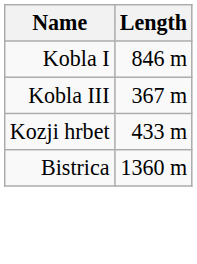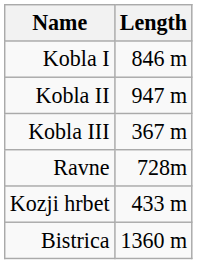+ row: (73, 95)
+ row: (81, 168)
